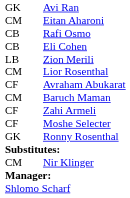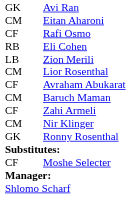(12, 33) CB -> (12, 33) CF
(12, 46) CB -> (12, 46) RB
rows swapped: (77, 123) <-> (68, 162)
